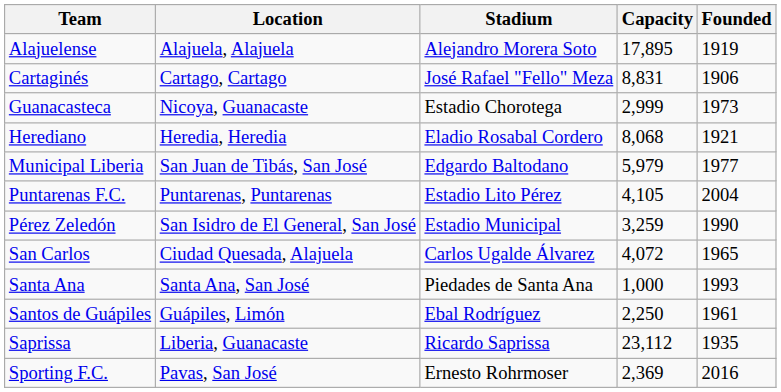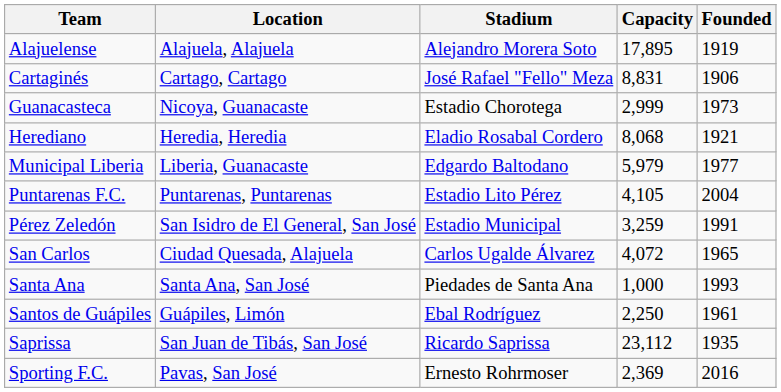(263, 166) San Juan de Tibás, San José -> (234, 166) Liberia, Guanacaste
(720, 225) 1990 -> (720, 225) 1991
(234, 343) Liberia, Guanacaste -> (263, 343) San Juan de Tibás, San José
